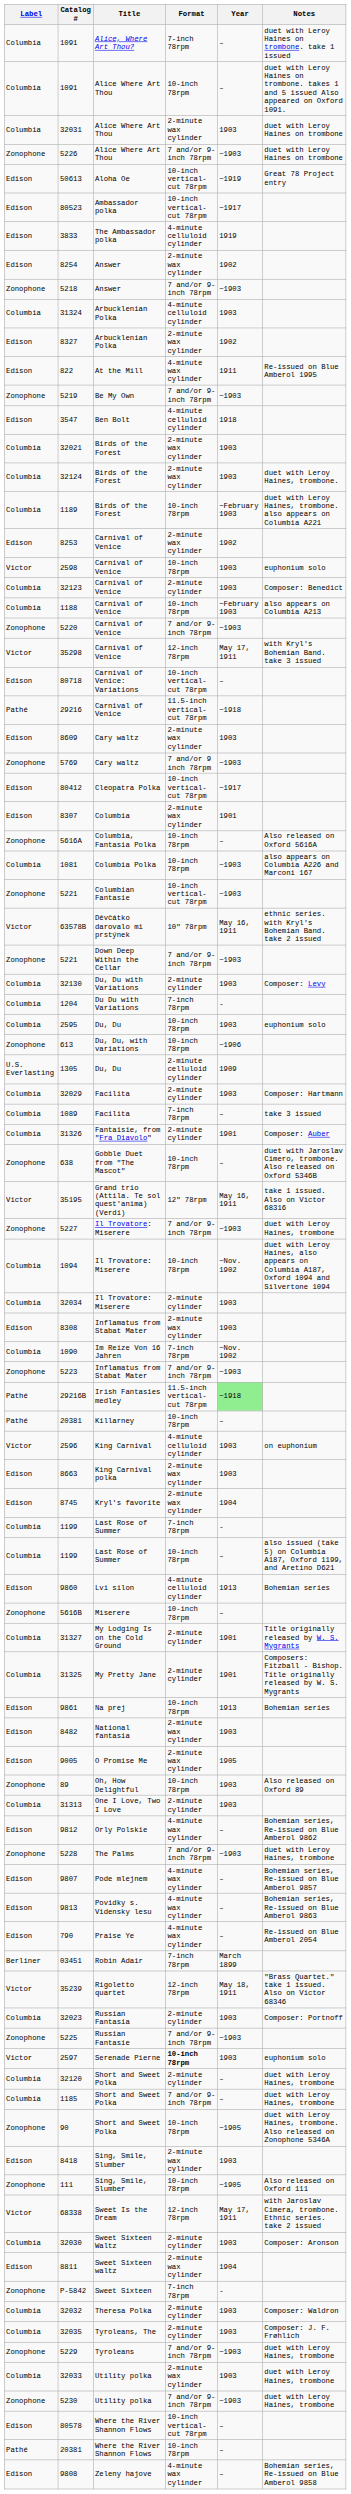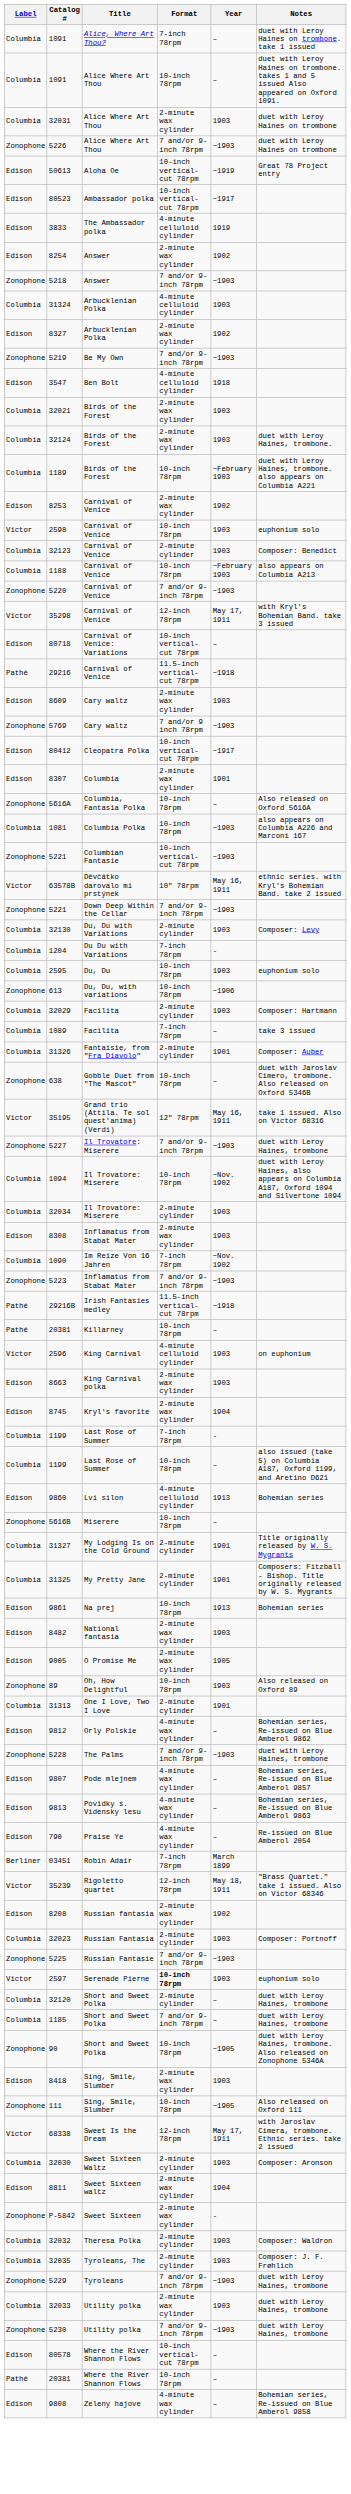- row: (66, 371)
- row: (69, 1069)
(230, 1397) lightgreen background -> (224, 1306) no background
(228, 1806) 1903 -> (221, 1706) 1901
+ row: (58, 1914)
(181, 2291) 7-inch 78rpm -> (177, 2216) 2-minute wax cylinder
